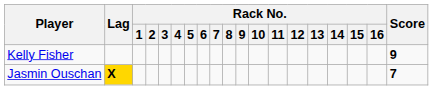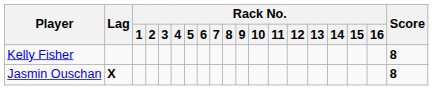(393, 54) 9 -> (393, 54) 8
(111, 74) gold background -> (111, 74) no background
(393, 74) 7 -> (393, 74) 8
